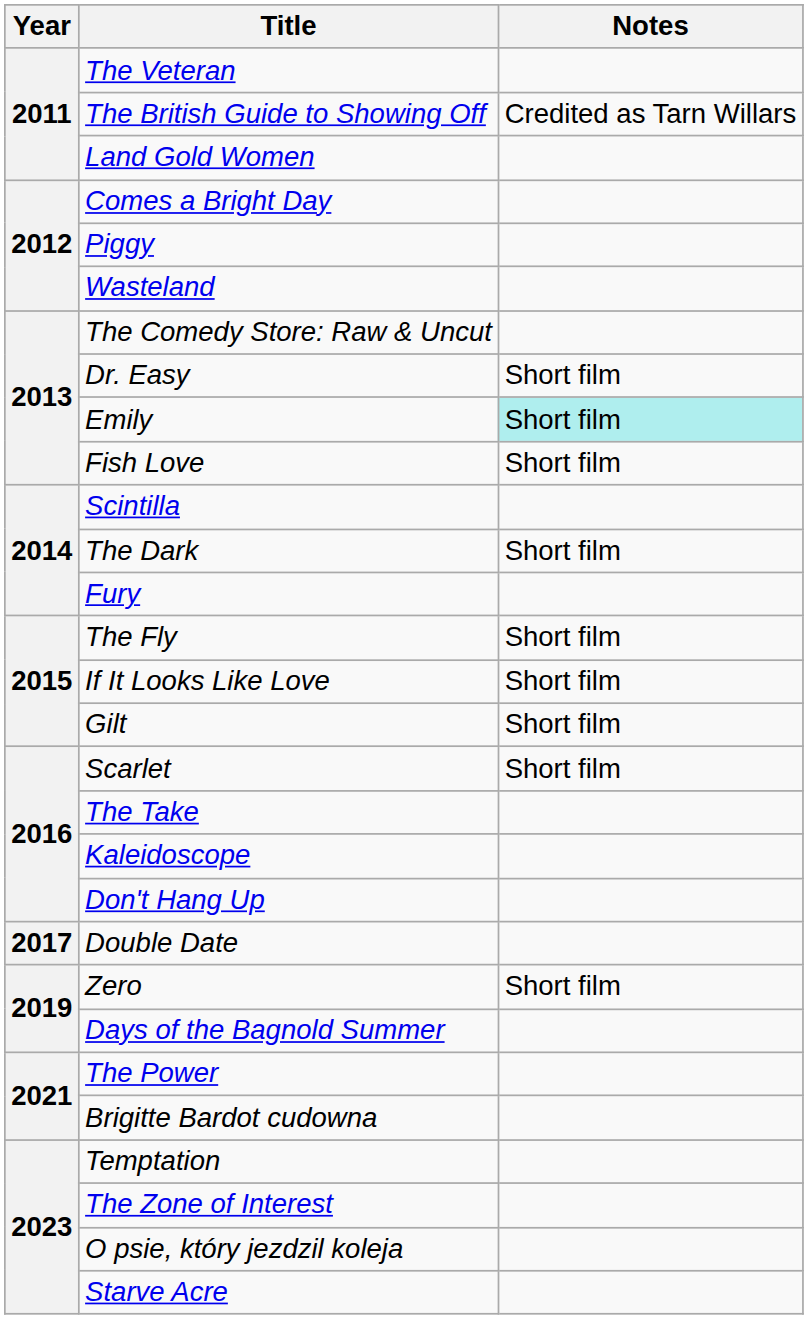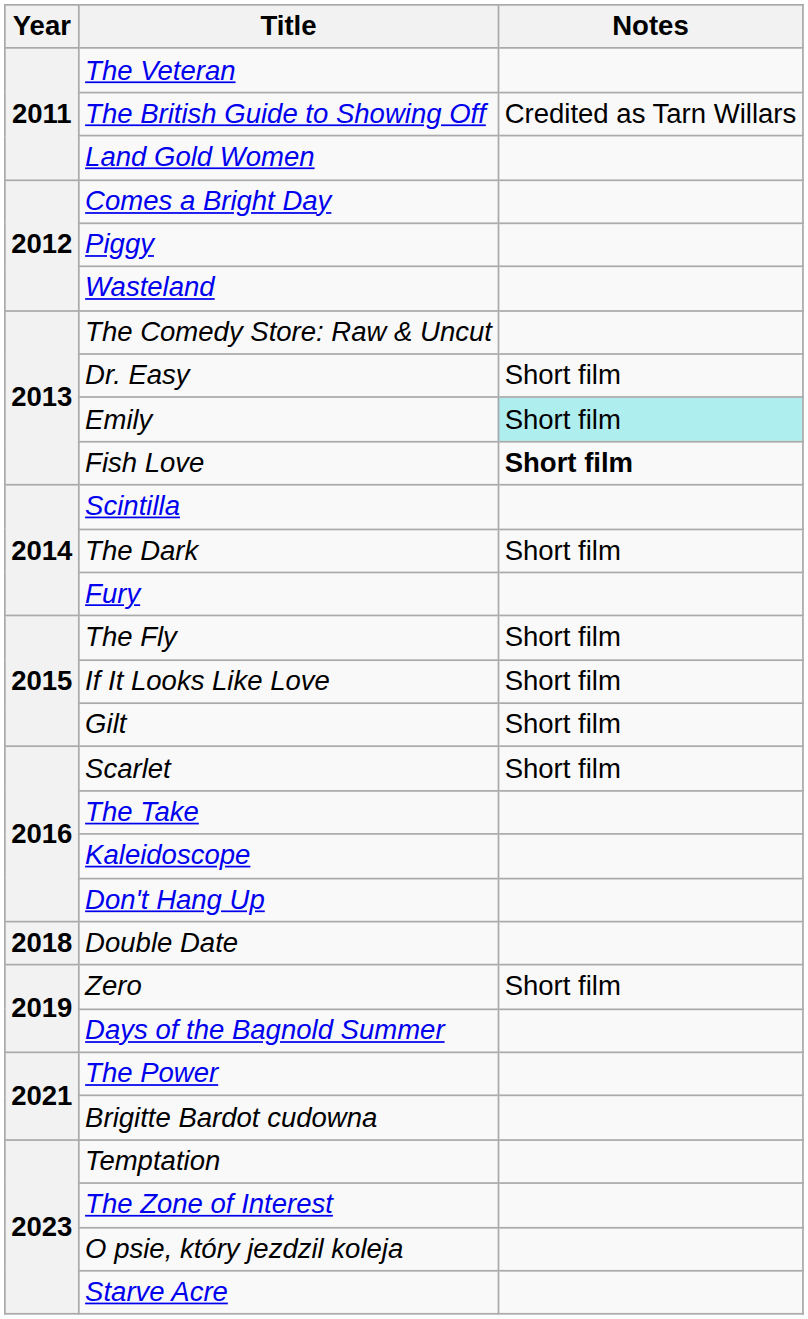(563, 462) normal -> (569, 462) bold
(42, 942) 2017 -> (42, 942) 2018
